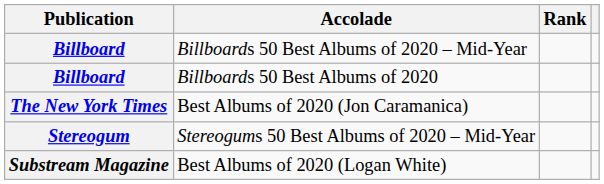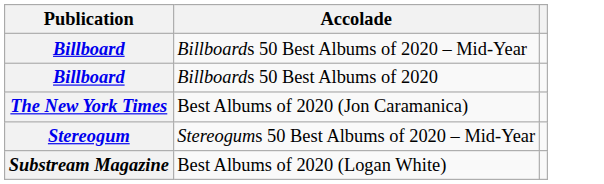- column: (565, 19)
